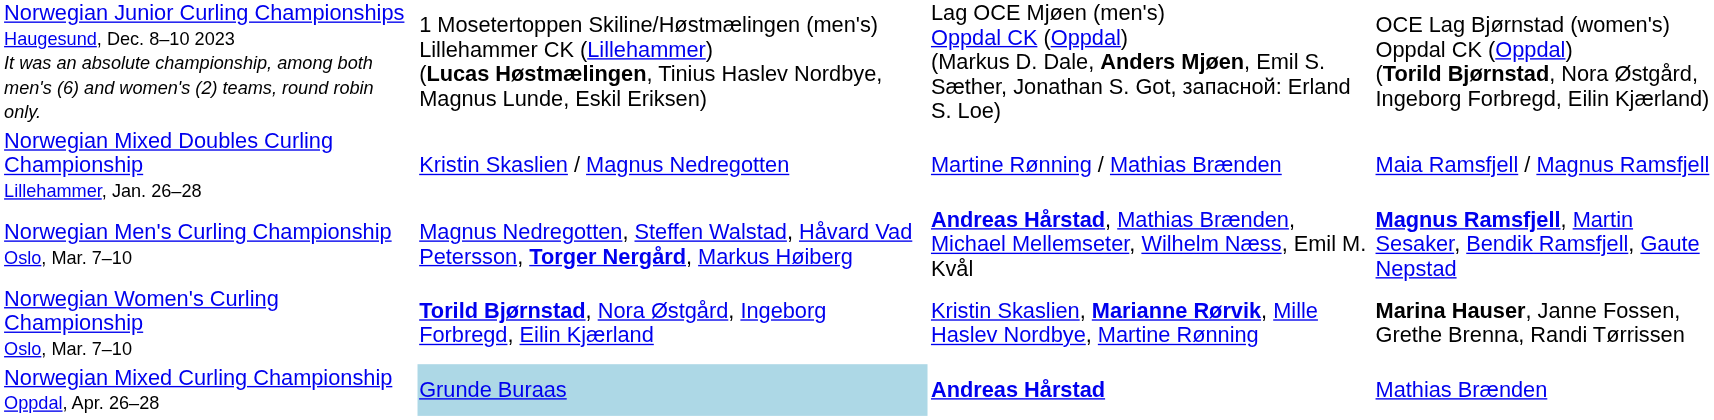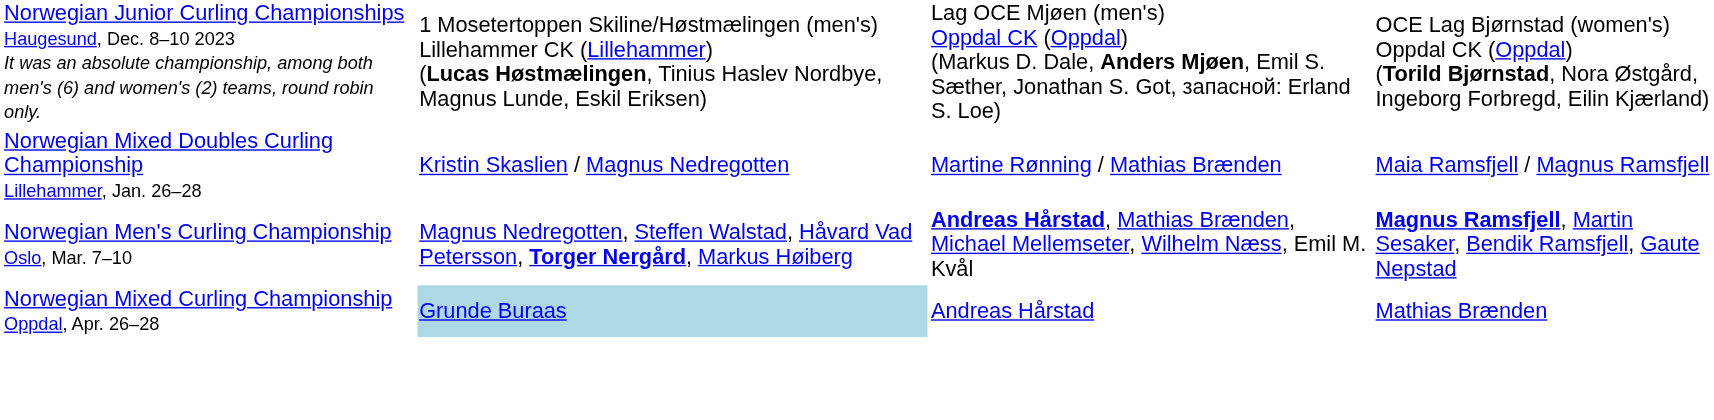- row: (141, 323)
(1018, 389) bold -> (1013, 310) normal
